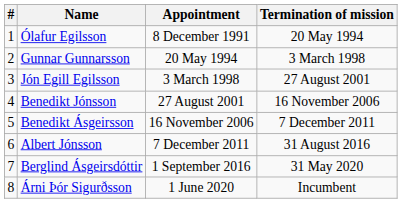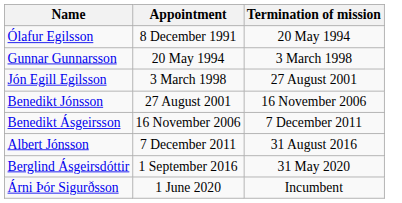- column: (11, 15)
